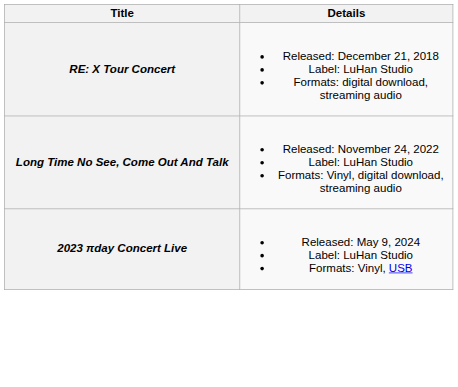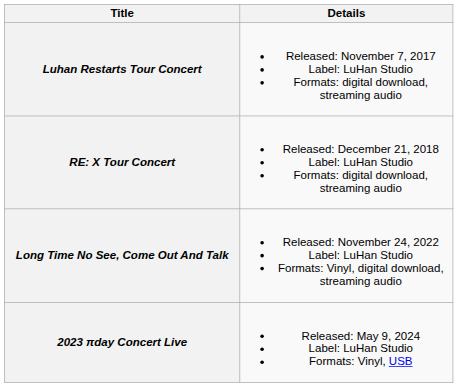+ row: (122, 69)
